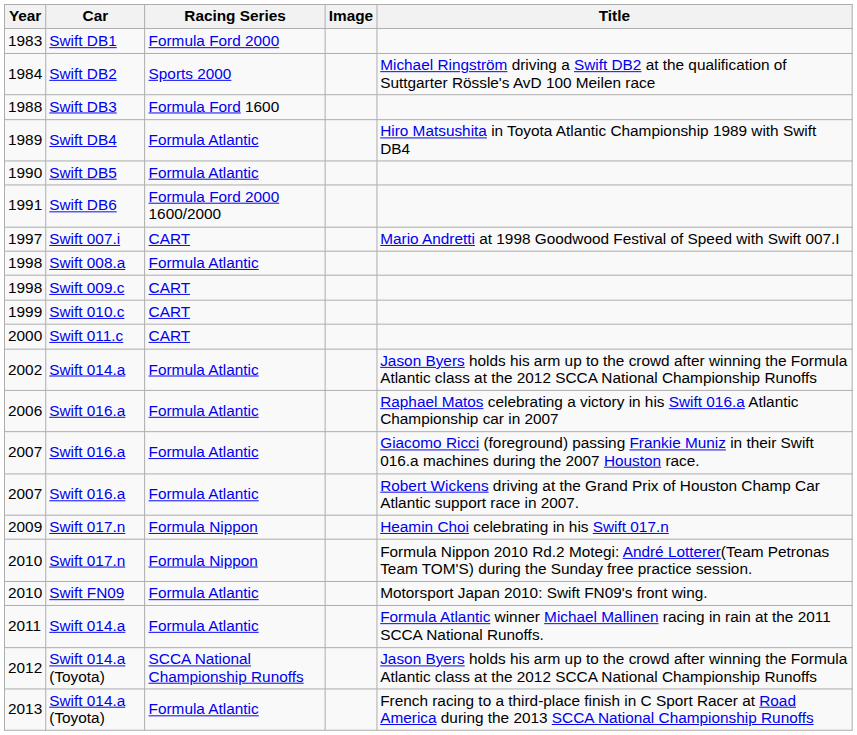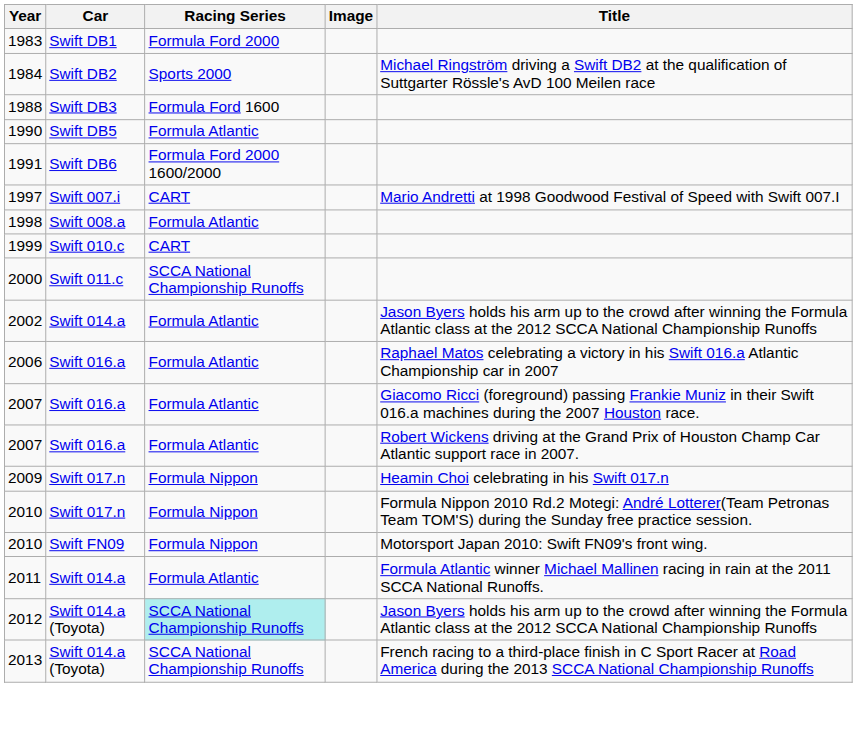- row: (25, 140)
- row: (25, 287)
(169, 336) CART -> (226, 279) SCCA National Championship Runoffs
(204, 593) Formula Atlantic -> (203, 544) Formula Nippon
(226, 668) no background -> (226, 619) paleturquoise background
(204, 709) Formula Atlantic -> (226, 660) SCCA National Championship Runoffs
